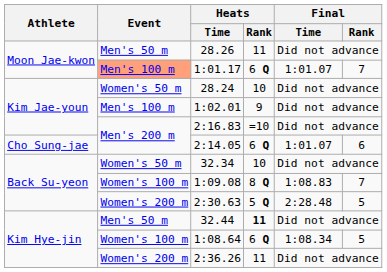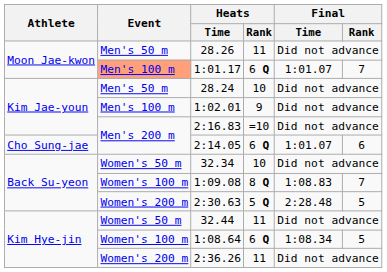(141, 88) Women's 50 m -> (134, 88) Men's 50 m
(134, 220) Men's 50 m -> (141, 220) Women's 50 m
(259, 220) bold -> (259, 220) normal
